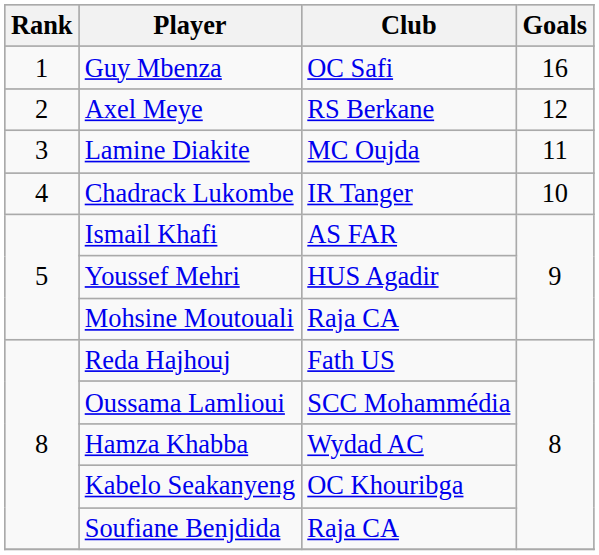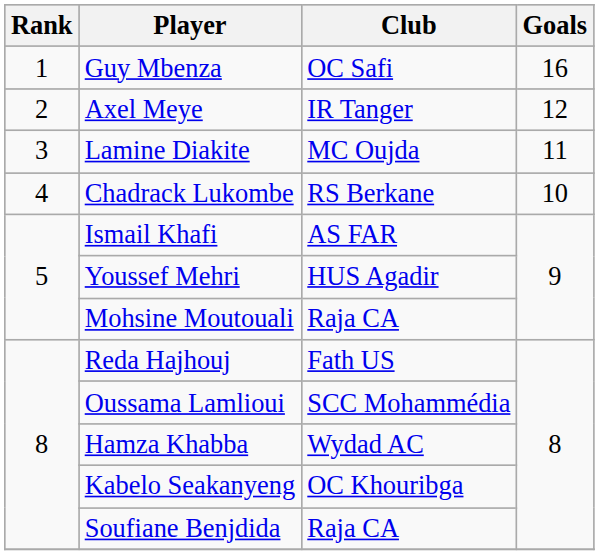(371, 109) RS Berkane -> (360, 109) IR Tanger
(360, 192) IR Tanger -> (371, 192) RS Berkane
